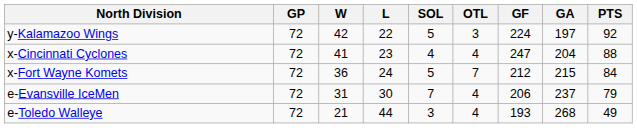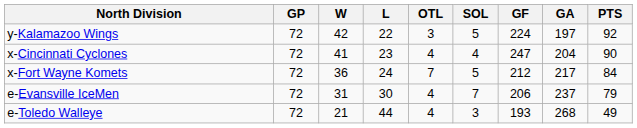columns swapped: (475, 14) <-> (431, 14)
(610, 53) 88 -> (610, 53) 90
(565, 73) 215 -> (565, 73) 217
